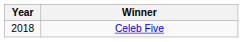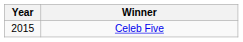(23, 28) 2018 -> (23, 28) 2015
